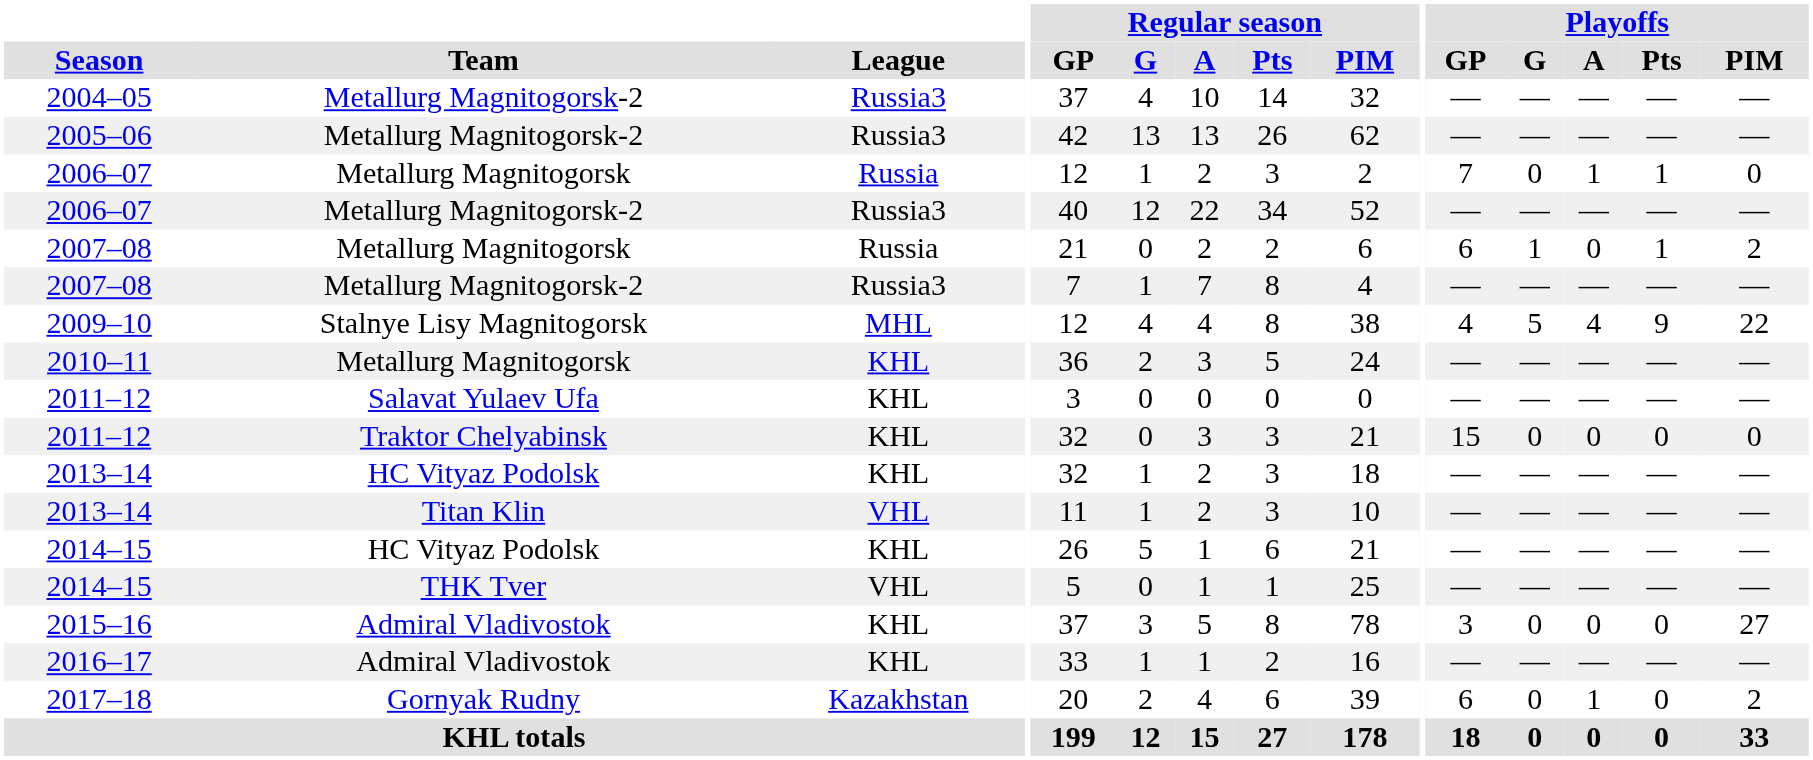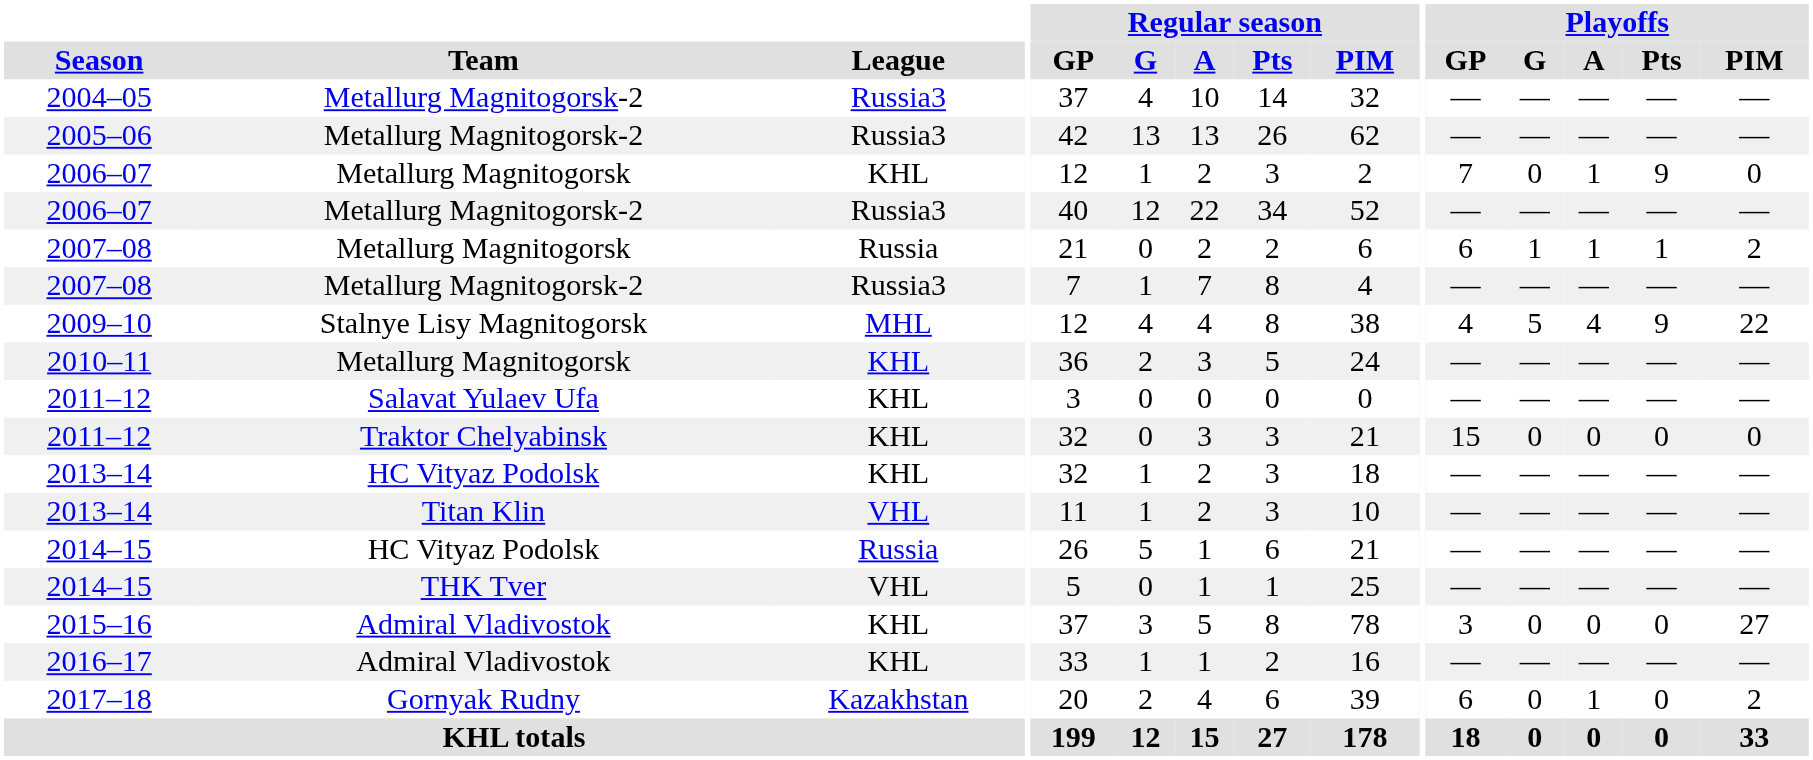(898, 172) Russia -> (898, 172) KHL
(1662, 172) 1 -> (1662, 172) 9
(1594, 247) 0 -> (1594, 247) 1
(898, 548) KHL -> (898, 548) Russia
